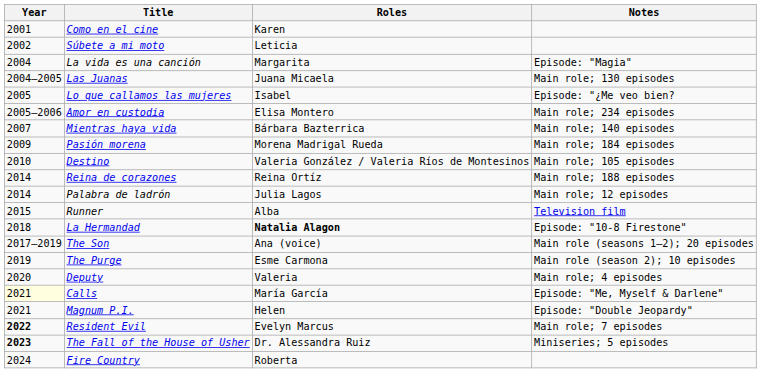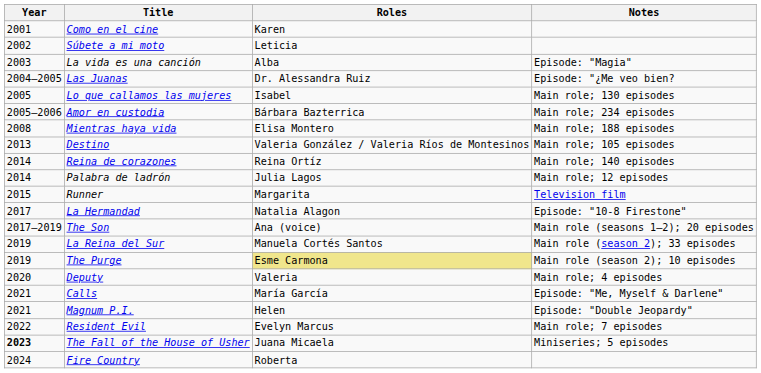(19, 62) 2004 -> (19, 62) 2003
(282, 62) Margarita -> (267, 62) Alba
(294, 79) Juana Micaela -> (313, 79) Dr. Alessandra Ruiz
(604, 79) Main role; 130 episodes -> (604, 79) Episode: "¿Me veo bien?
(604, 95) Episode: "¿Me veo bien? -> (604, 95) Main role; 130 episodes
(294, 112) Elisa Montero -> (310, 112) Bárbara Bazterrica
(19, 128) 2007 -> (19, 128) 2008
(310, 128) Bárbara Bazterrica -> (294, 128) Elisa Montero
(604, 128) Main role; 140 episodes -> (604, 128) Main role; 188 episodes
- row: (106, 145)
(19, 161) 2010 -> (19, 145) 2013
(604, 178) Main role; 188 episodes -> (604, 161) Main role; 140 episodes
(267, 211) Alba -> (282, 194) Margarita
(19, 227) 2018 -> (19, 211) 2017
(297, 227) bold -> (297, 211) normal
+ row: (115, 244)
(291, 261) no background -> (291, 261) khaki background
(19, 294) lightyellow background -> (19, 294) no background
(19, 327) bold -> (19, 327) normal
(313, 343) Dr. Alessandra Ruiz -> (294, 343) Juana Micaela
